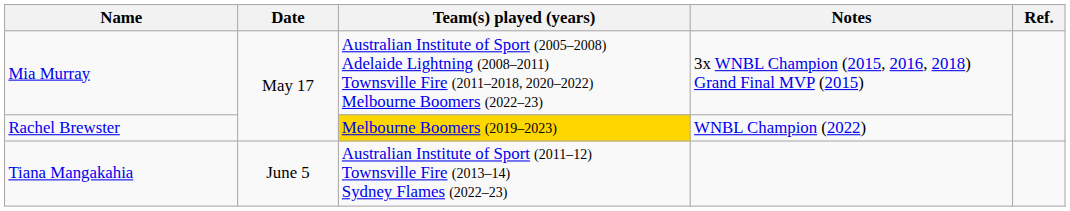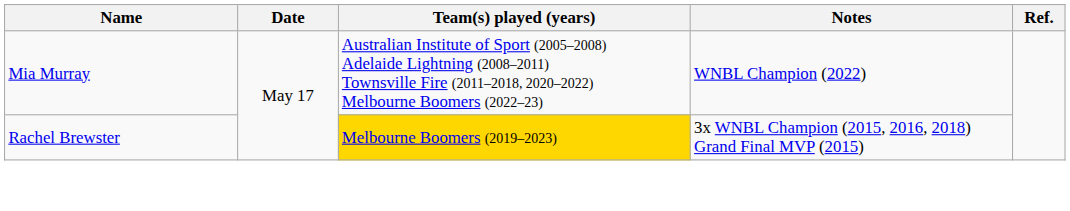(832, 72) 3x WNBL Champion (2015, 2016, 2018) Grand Final MVP (2015) -> (780, 72) WNBL Champion (2022)
(780, 127) WNBL Champion (2022) -> (832, 137) 3x WNBL Champion (2015, 2016, 2018) Grand Final MVP (2015)
- row: (71, 173)
